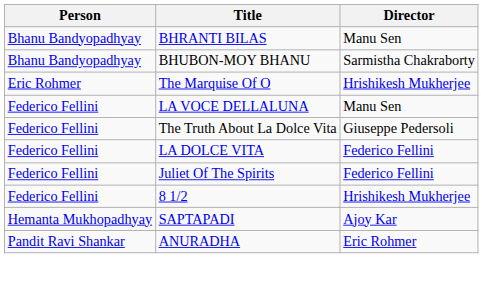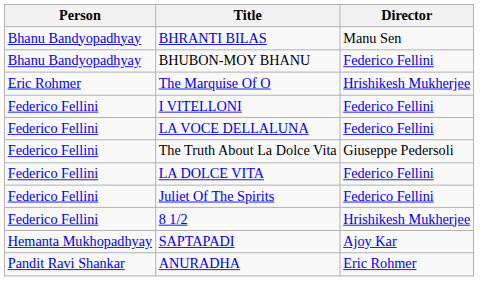(409, 60) Sarmistha Chakraborty -> (389, 60) Federico Fellini
+ row: (200, 106)
(372, 106) Manu Sen -> (389, 128) Federico Fellini
